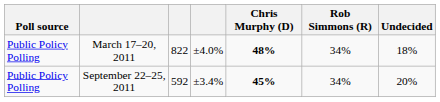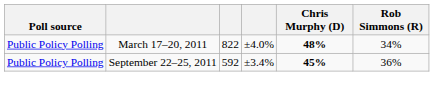- column: (407, 26)
(340, 81) 34% -> (391, 62) 36%
